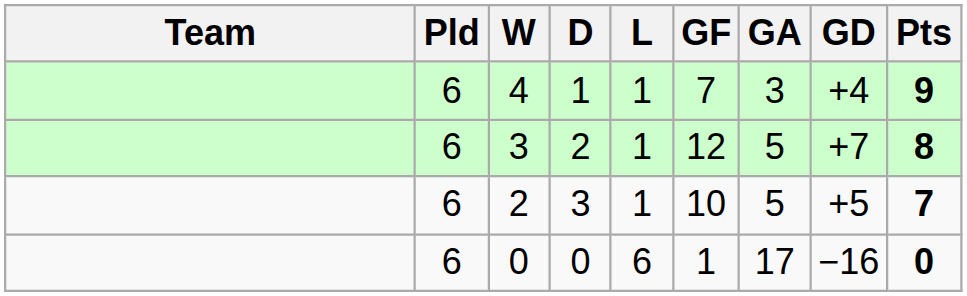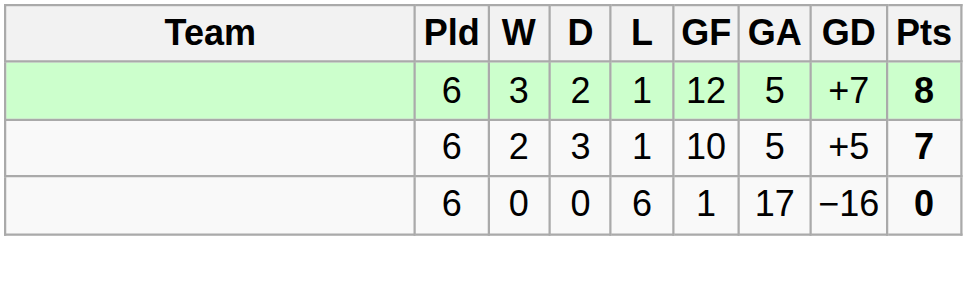- row: (519, 90)
